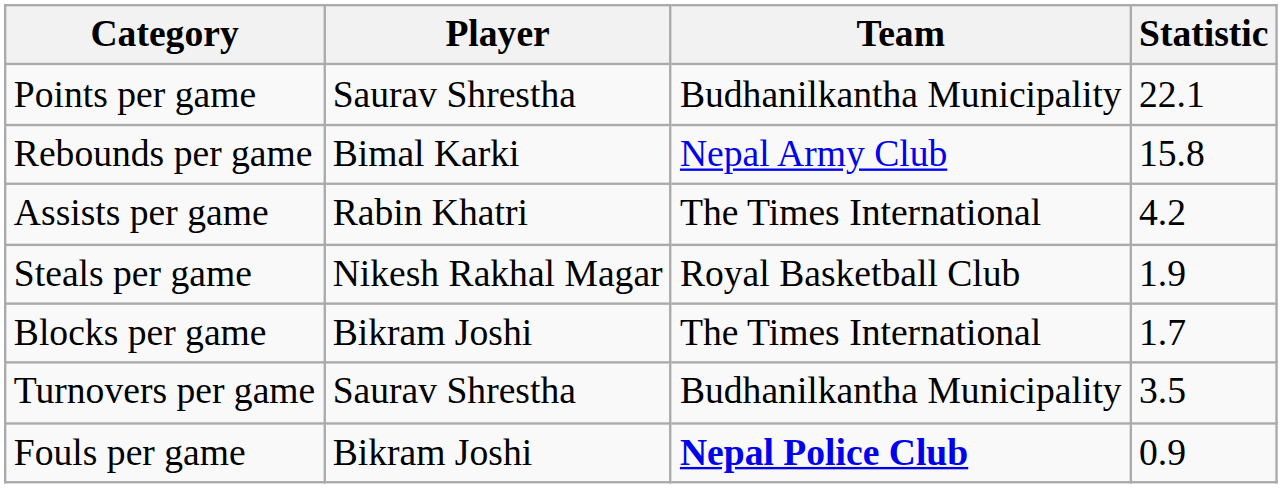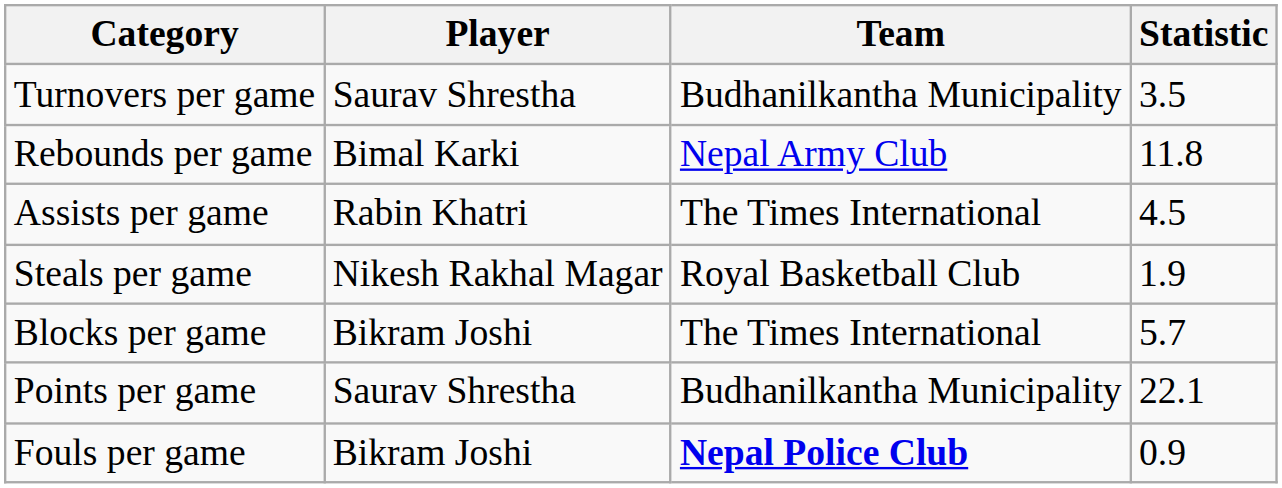rows swapped: (135, 93) <-> (165, 392)
(1172, 153) 15.8 -> (1171, 153) 11.8
(1162, 213) 4.2 -> (1162, 213) 4.5
(1162, 332) 1.7 -> (1162, 332) 5.7
